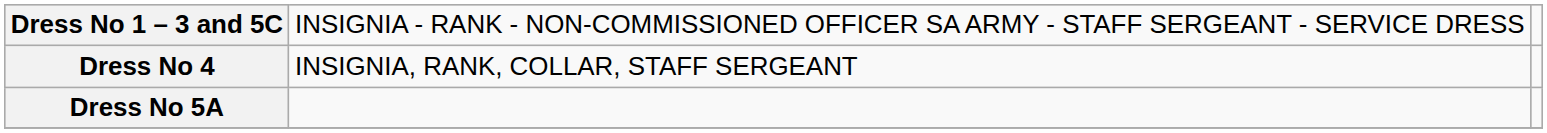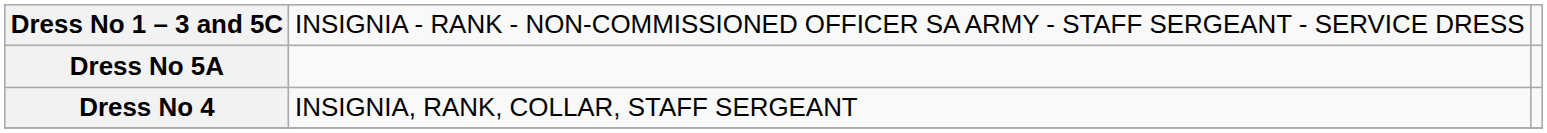rows swapped: (147, 107) <-> (147, 66)
